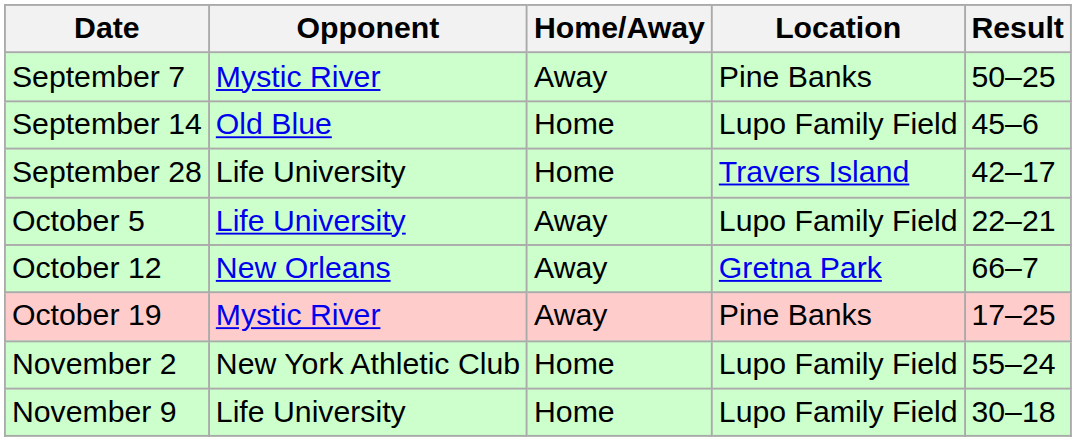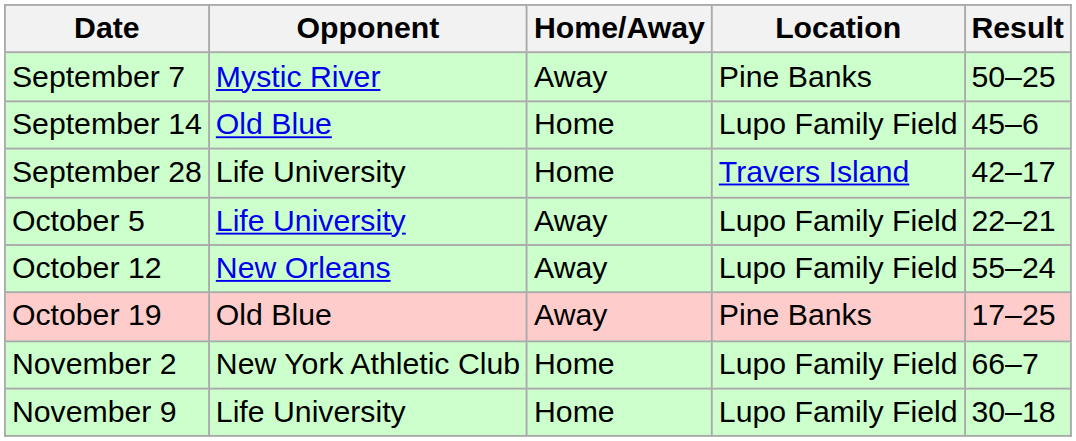(800, 268) Gretna Park -> (838, 268) Lupo Family Field
(1005, 268) 66–7 -> (1013, 268) 55–24
(298, 316) Mystic River -> (274, 316) Old Blue
(1013, 364) 55–24 -> (1005, 364) 66–7
